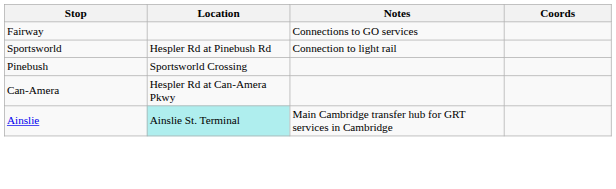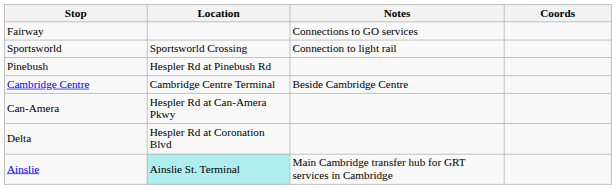(210, 48) Hespler Rd at Pinebush Rd -> (198, 48) Sportsworld Crossing
(198, 66) Sportsworld Crossing -> (210, 66) Hespler Rd at Pinebush Rd
+ row: (48, 84)
+ row: (19, 138)
